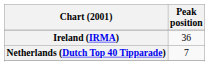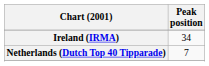(186, 38) 36 -> (186, 38) 34
